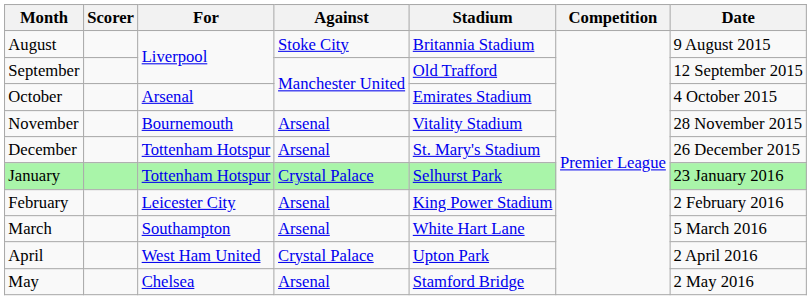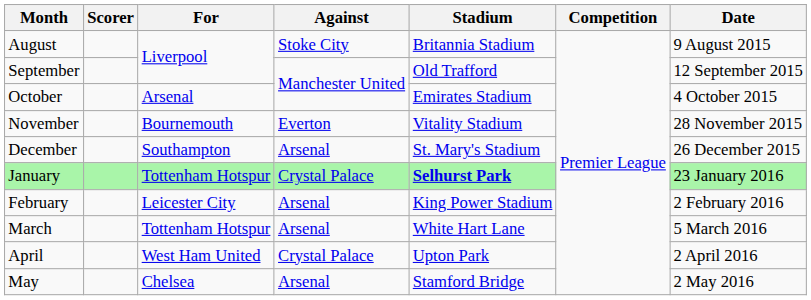(304, 123) Arsenal -> (304, 123) Everton
(206, 149) Tottenham Hotspur -> (186, 149) Southampton
(457, 176) normal -> (462, 176) bold
(186, 228) Southampton -> (206, 228) Tottenham Hotspur
